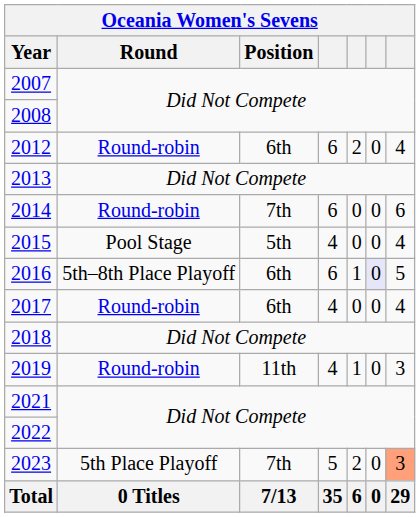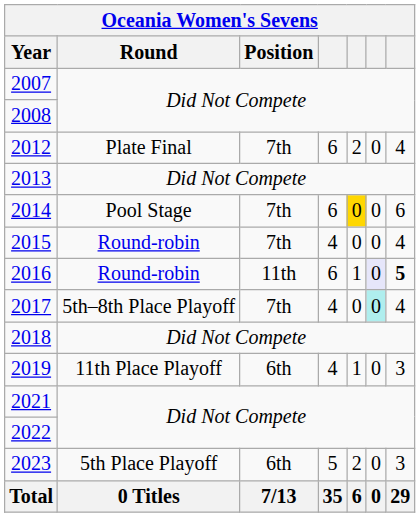(149, 147) Round-robin -> (149, 147) Plate Final
(279, 147) 6th -> (279, 147) 7th
(149, 210) Round-robin -> (149, 210) Pool Stage
(357, 210) no background -> (357, 210) gold background
(149, 242) Pool Stage -> (149, 242) Round-robin
(279, 242) 5th -> (279, 242) 7th
(149, 274) 5th–8th Place Playoff -> (149, 274) Round-robin
(279, 274) 6th -> (279, 274) 11th
(400, 274) normal -> (400, 274) bold
(149, 305) Round-robin -> (149, 305) 5th–8th Place Playoff
(279, 305) 6th -> (279, 305) 7th
(376, 305) no background -> (376, 305) paleturquoise background
(149, 369) Round-robin -> (149, 369) 11th Place Playoff
(279, 369) 11th -> (279, 369) 6th
(279, 464) 7th -> (279, 464) 6th
(400, 464) lightsalmon background -> (400, 464) no background
